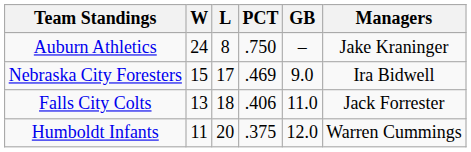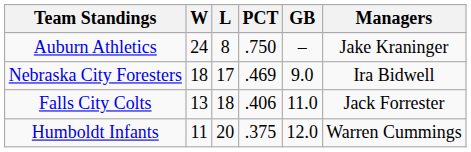(199, 75) 15 -> (199, 75) 18
